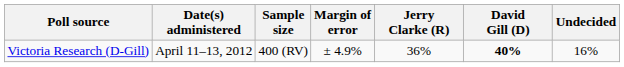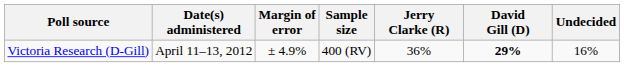columns swapped: (283, 22) <-> (343, 22)
(508, 51) 40% -> (508, 51) 29%
